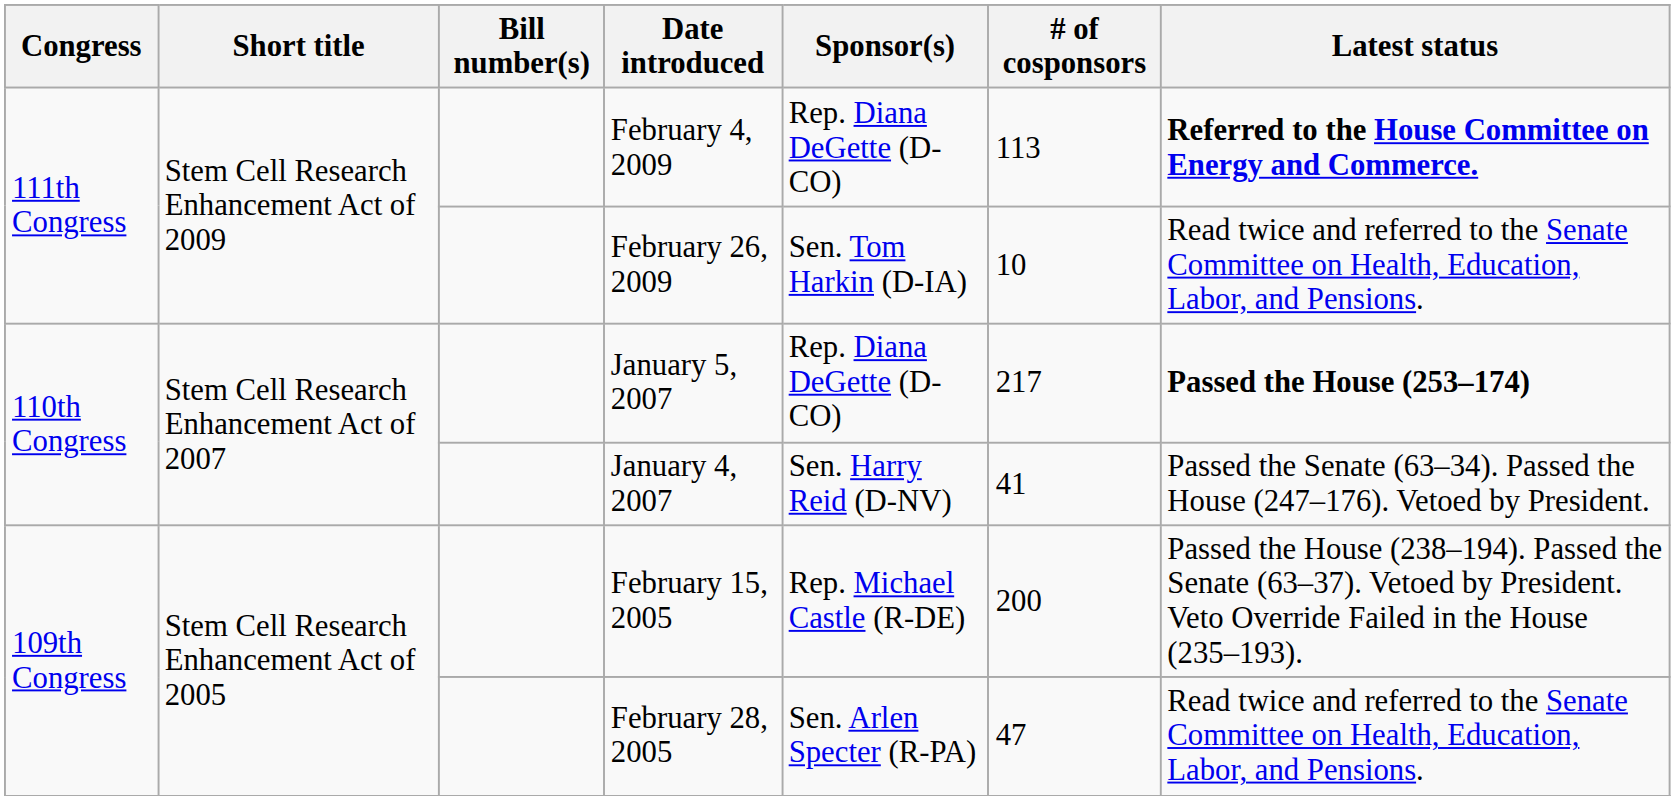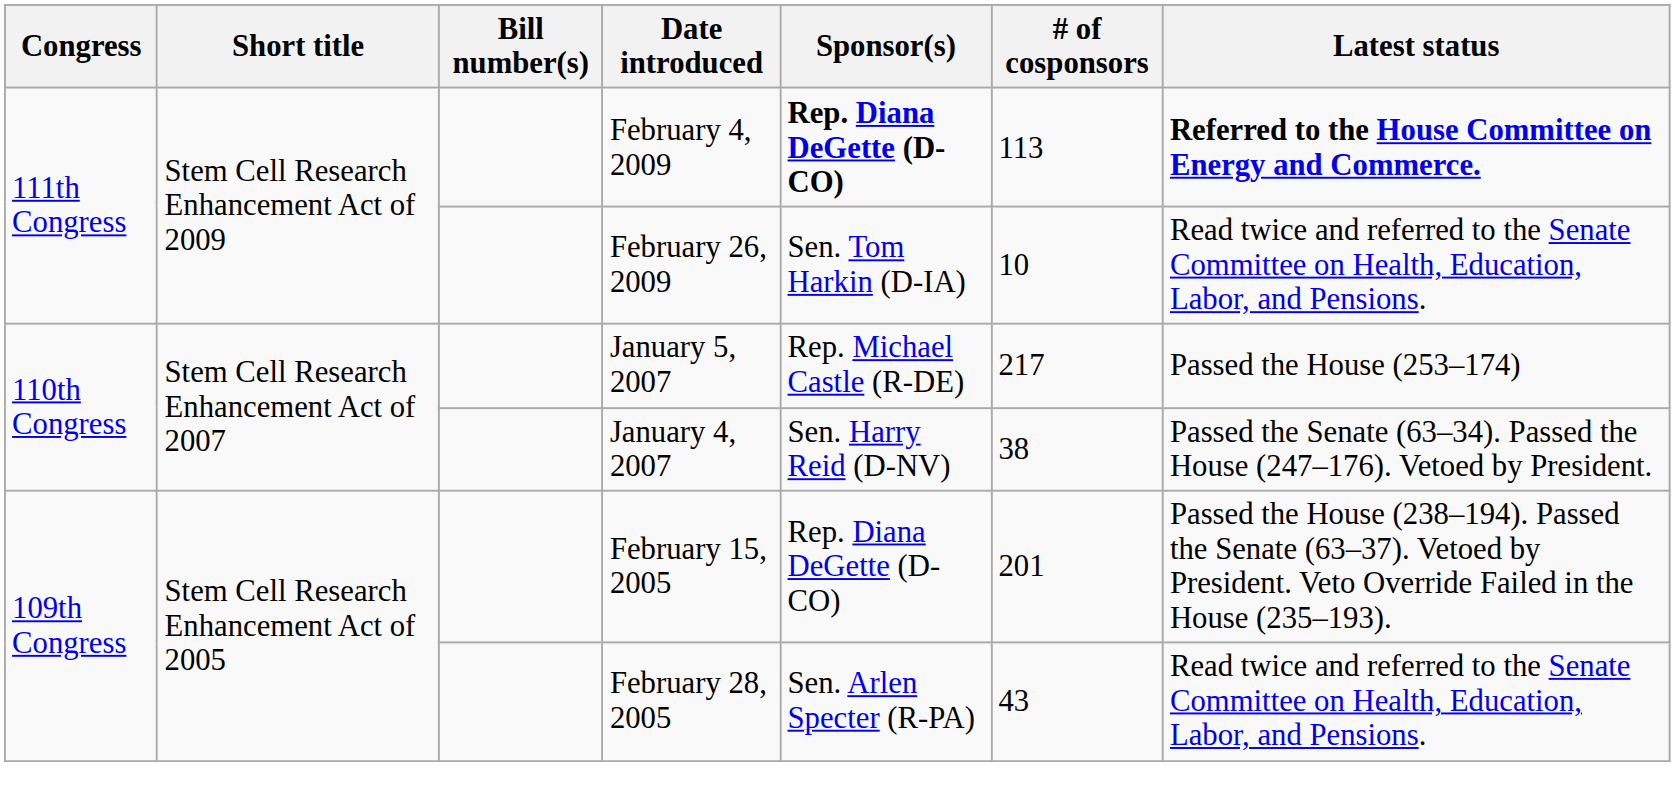(865, 146) normal -> (866, 146) bold
(865, 382) Rep. Diana DeGette (D-CO) -> (876, 365) Rep. Michael Castle (R-DE)
(1349, 382) bold -> (1345, 365) normal
(1011, 482) 41 -> (1014, 448) 38
(877, 600) Rep. Michael Castle (R-DE) -> (864, 566) Rep. Diana DeGette (D-CO)
(1019, 600) 200 -> (1021, 566) 201
(1011, 735) 47 -> (1014, 701) 43
